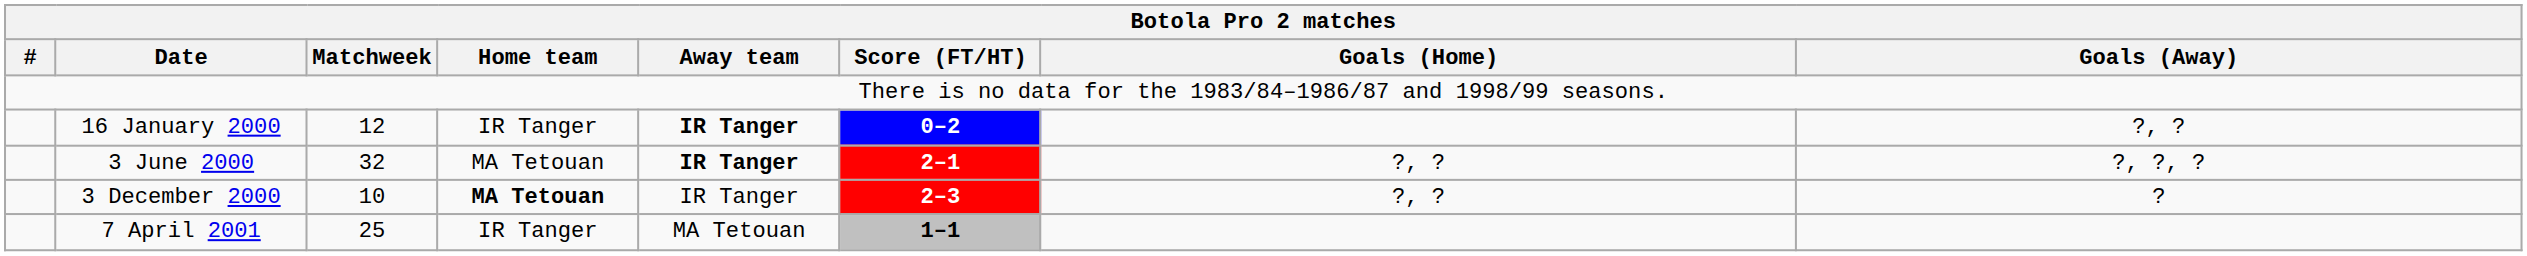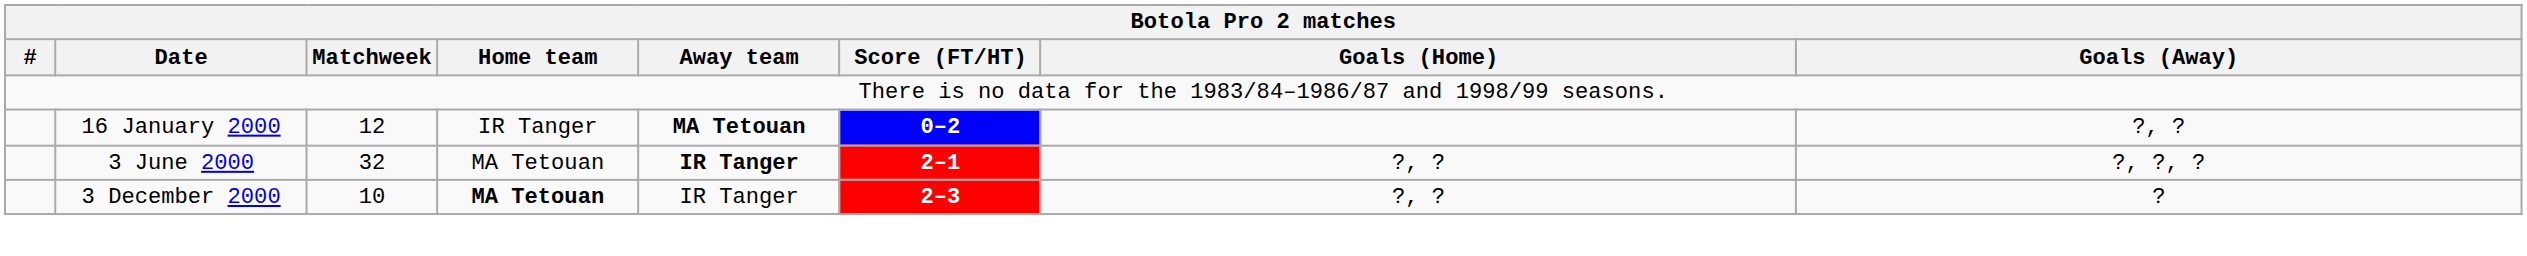(739, 127) IR Tanger -> (739, 127) MA Tetouan
- row: (181, 232)
